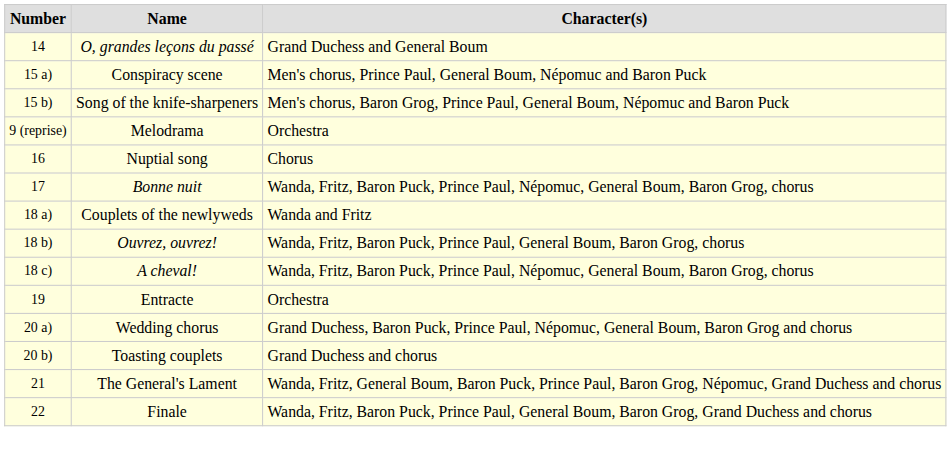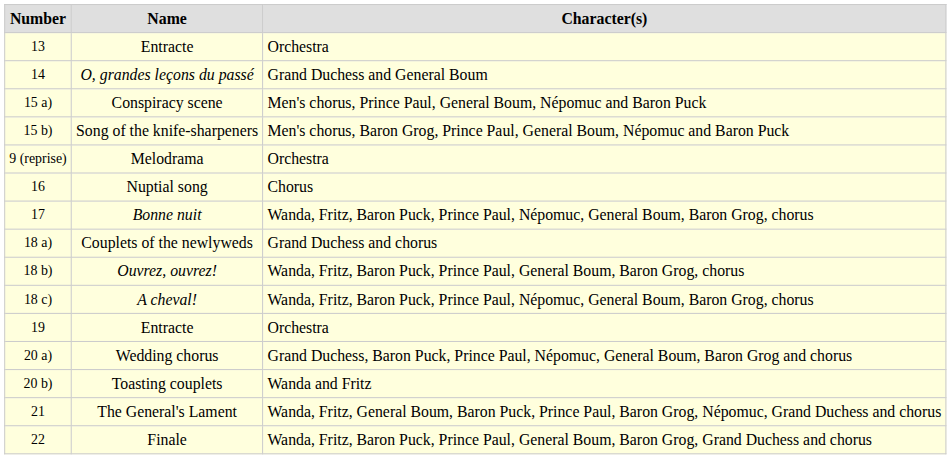+ row: (38, 46)
(319, 215) Wanda and Fritz -> (352, 243) Grand Duchess and chorus
(352, 355) Grand Duchess and chorus -> (319, 383) Wanda and Fritz
